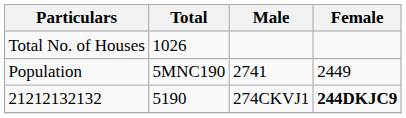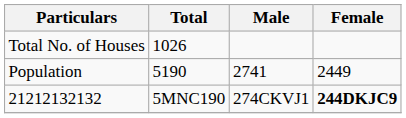(189, 71) 5MNC190 -> (170, 71) 5190
(170, 98) 5190 -> (189, 98) 5MNC190
